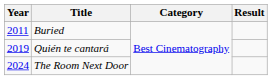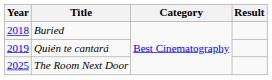(18, 30) 2011 -> (18, 30) 2018
(18, 65) 2024 -> (18, 65) 2025
